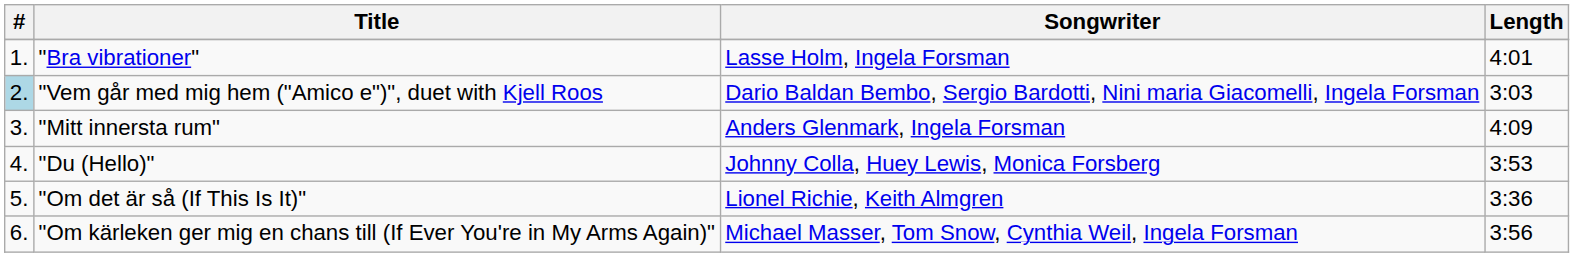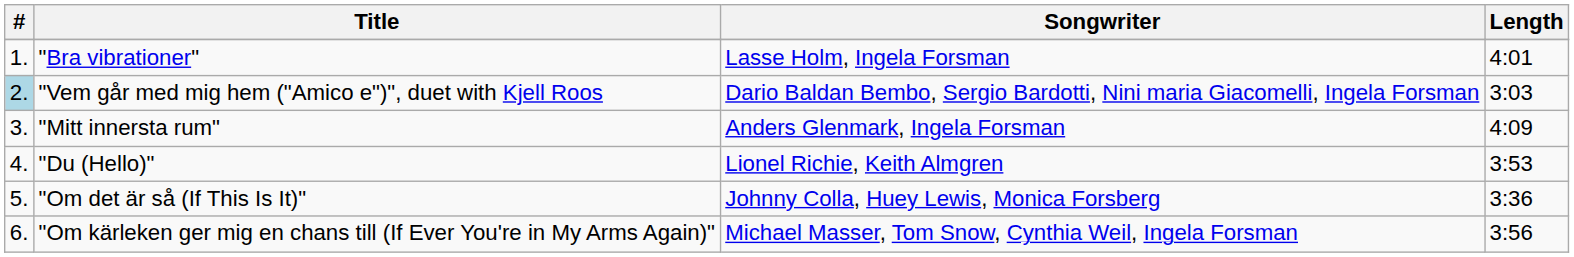(943, 163) Johnny Colla, Huey Lewis, Monica Forsberg -> (864, 163) Lionel Richie, Keith Almgren
(864, 198) Lionel Richie, Keith Almgren -> (943, 198) Johnny Colla, Huey Lewis, Monica Forsberg
